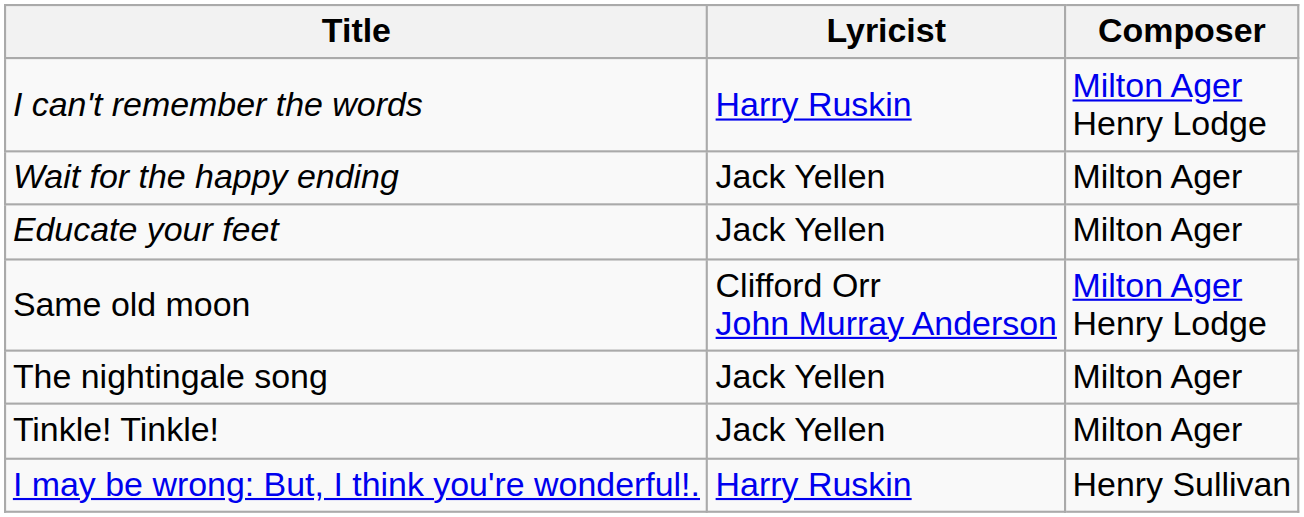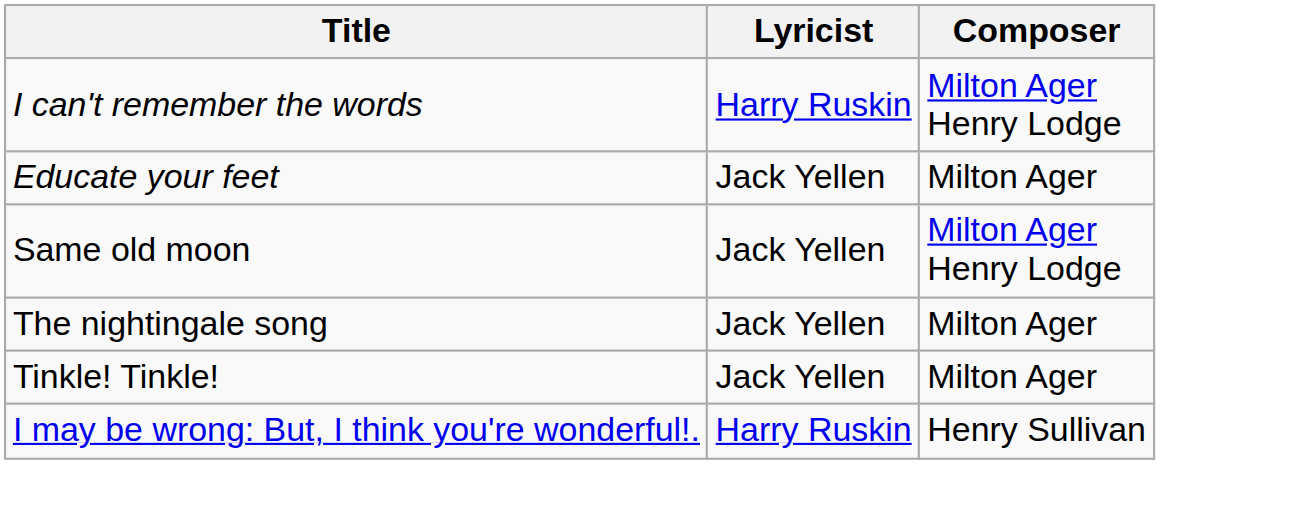- row: (206, 177)
(886, 303) Clifford Orr John Murray Anderson -> (800, 250) Jack Yellen
